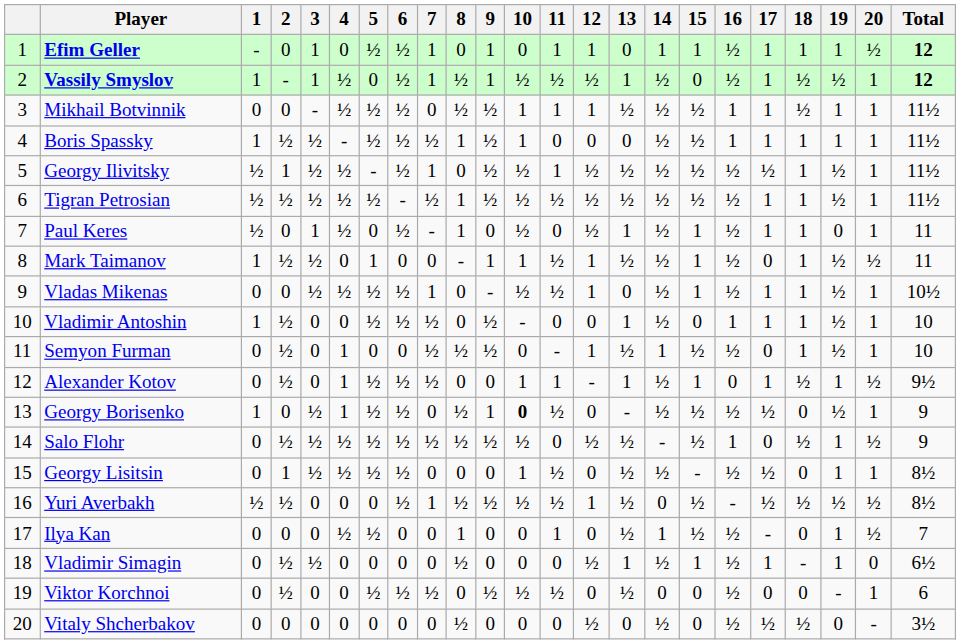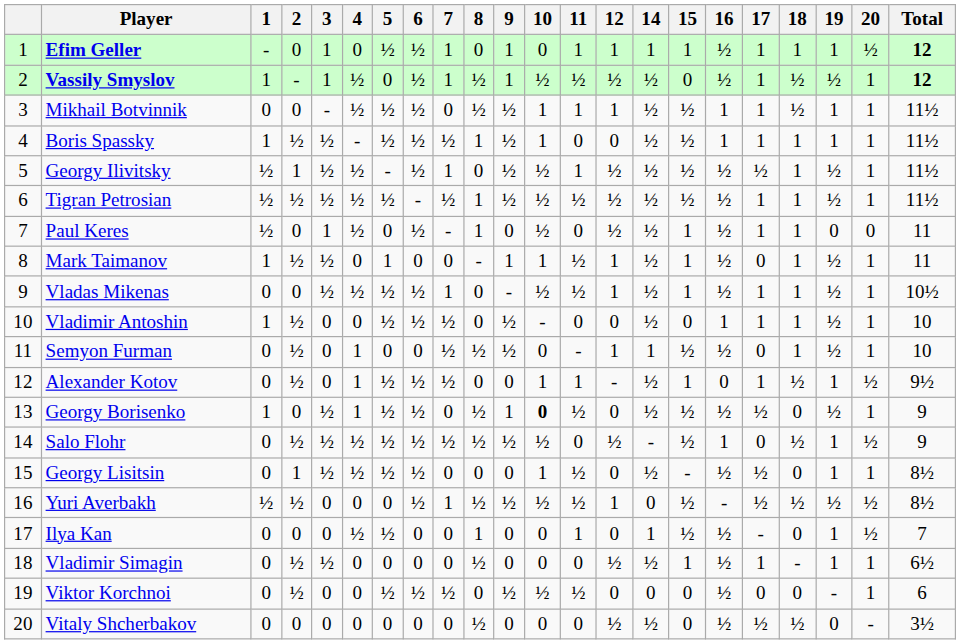- column: (627, 19)
(874, 230) 1 -> (871, 230) 0
(874, 261) ½ -> (871, 261) 1
(874, 563) 0 -> (871, 563) 1
